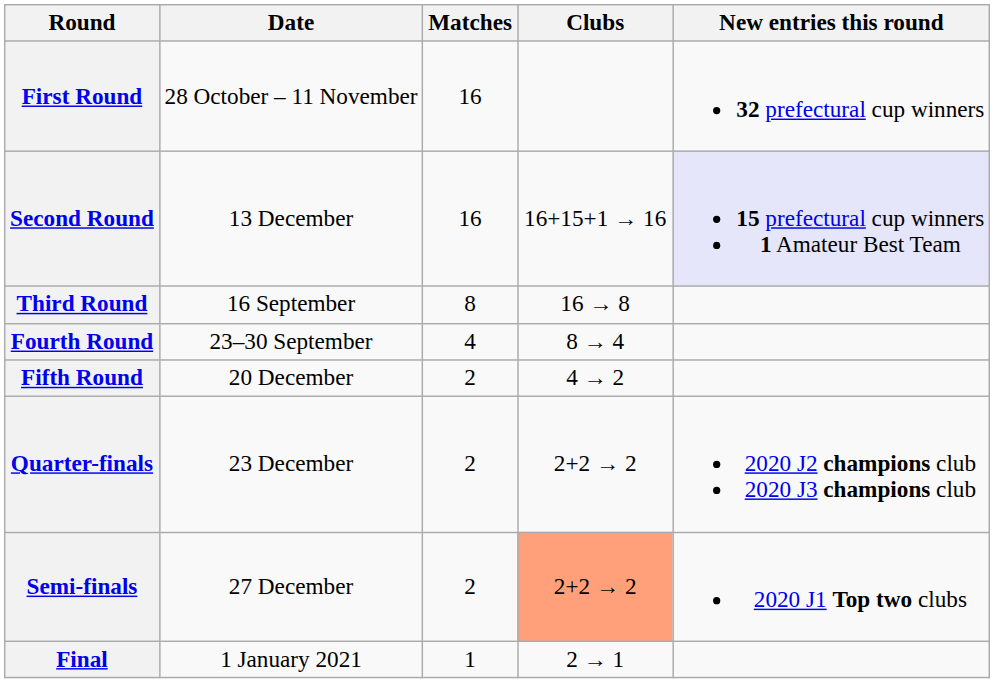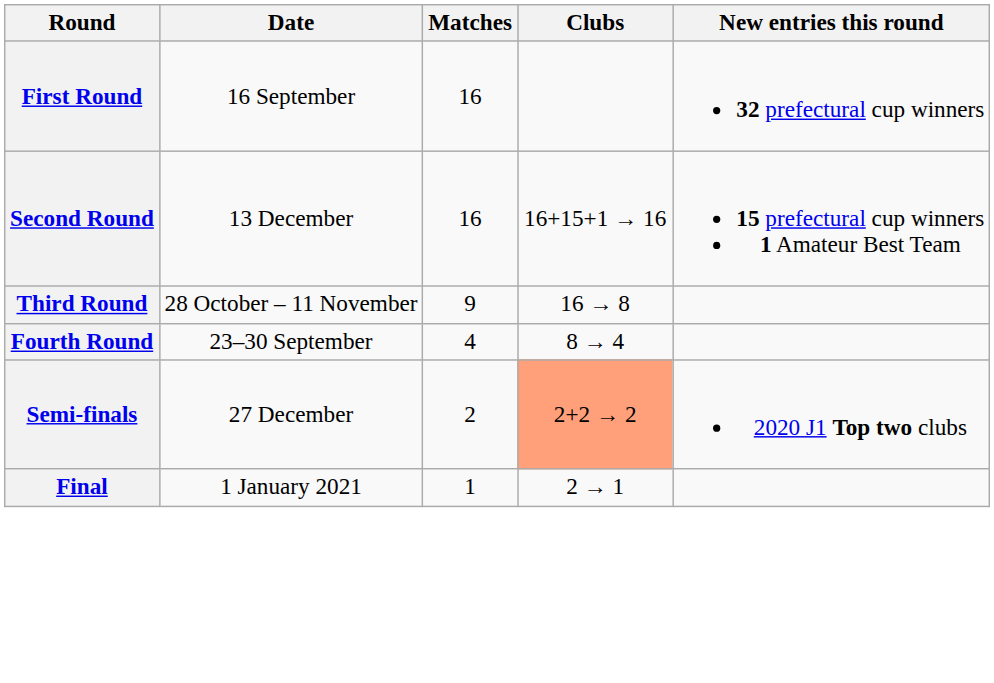(291, 95) 28 October – 11 November -> (291, 95) 16 September
(831, 232) lavender background -> (831, 232) no background
(291, 304) 16 September -> (291, 304) 28 October – 11 November
(470, 304) 8 -> (470, 304) 9
- row: (82, 377)
- row: (82, 464)
